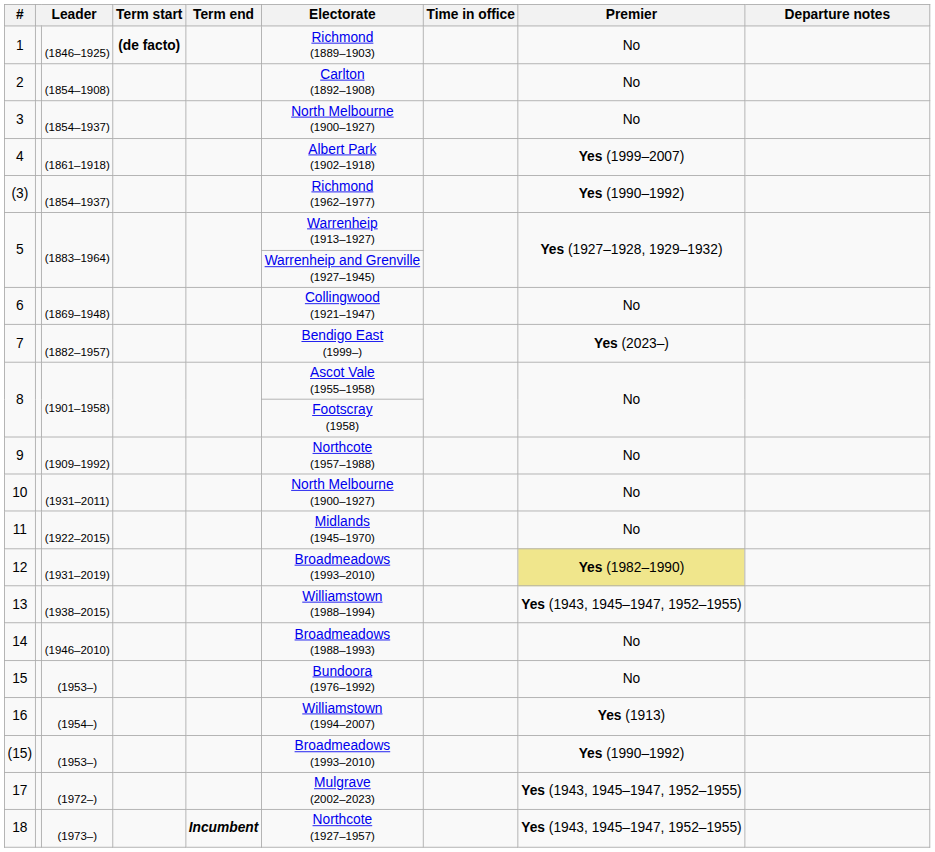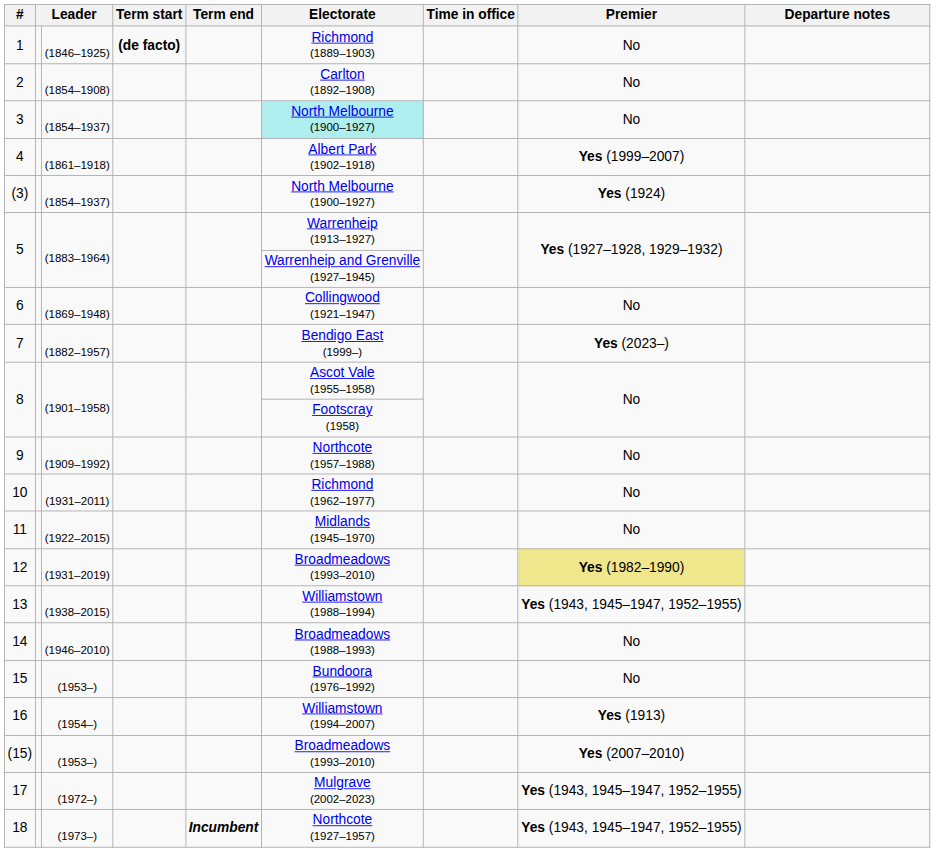(342, 119) no background -> (342, 119) paleturquoise background
(342, 194) Richmond (1962–1977) -> (342, 194) North Melbourne (1900–1927)
(631, 194) Yes (1990–1992) -> (631, 194) Yes (1924)
(342, 492) North Melbourne (1900–1927) -> (342, 492) Richmond (1962–1977)
(631, 753) Yes (1990–1992) -> (631, 753) Yes (2007–2010)
